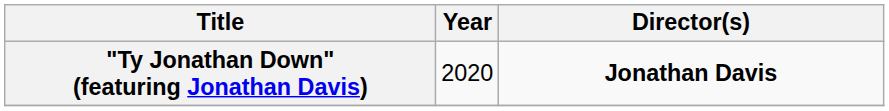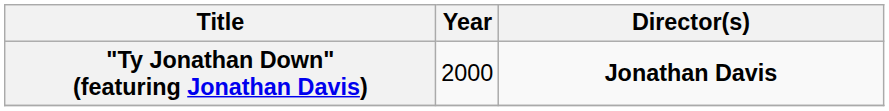(467, 73) 2020 -> (467, 73) 2000
